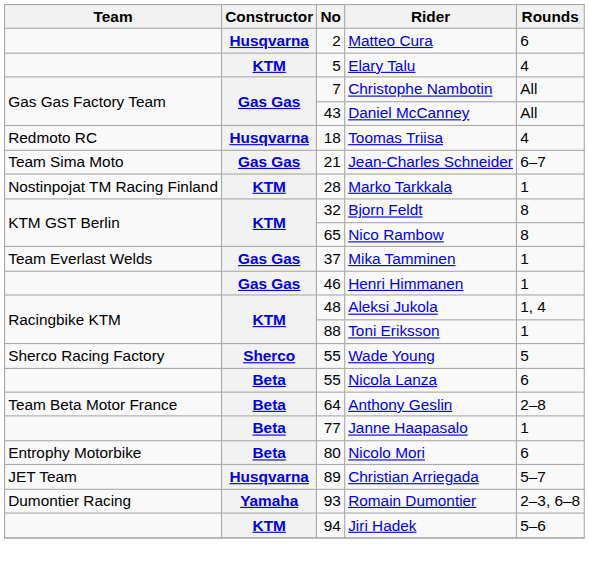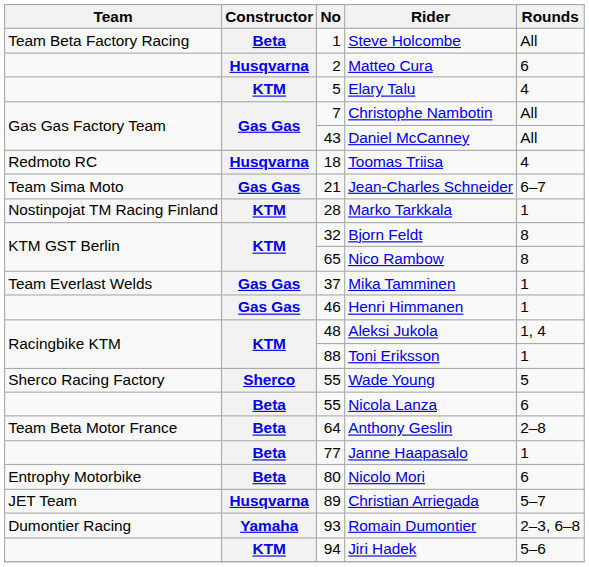+ row: (405, 40)
